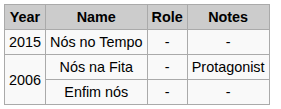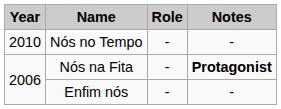(25, 42) 2015 -> (25, 42) 2010
(228, 67) normal -> (232, 67) bold
